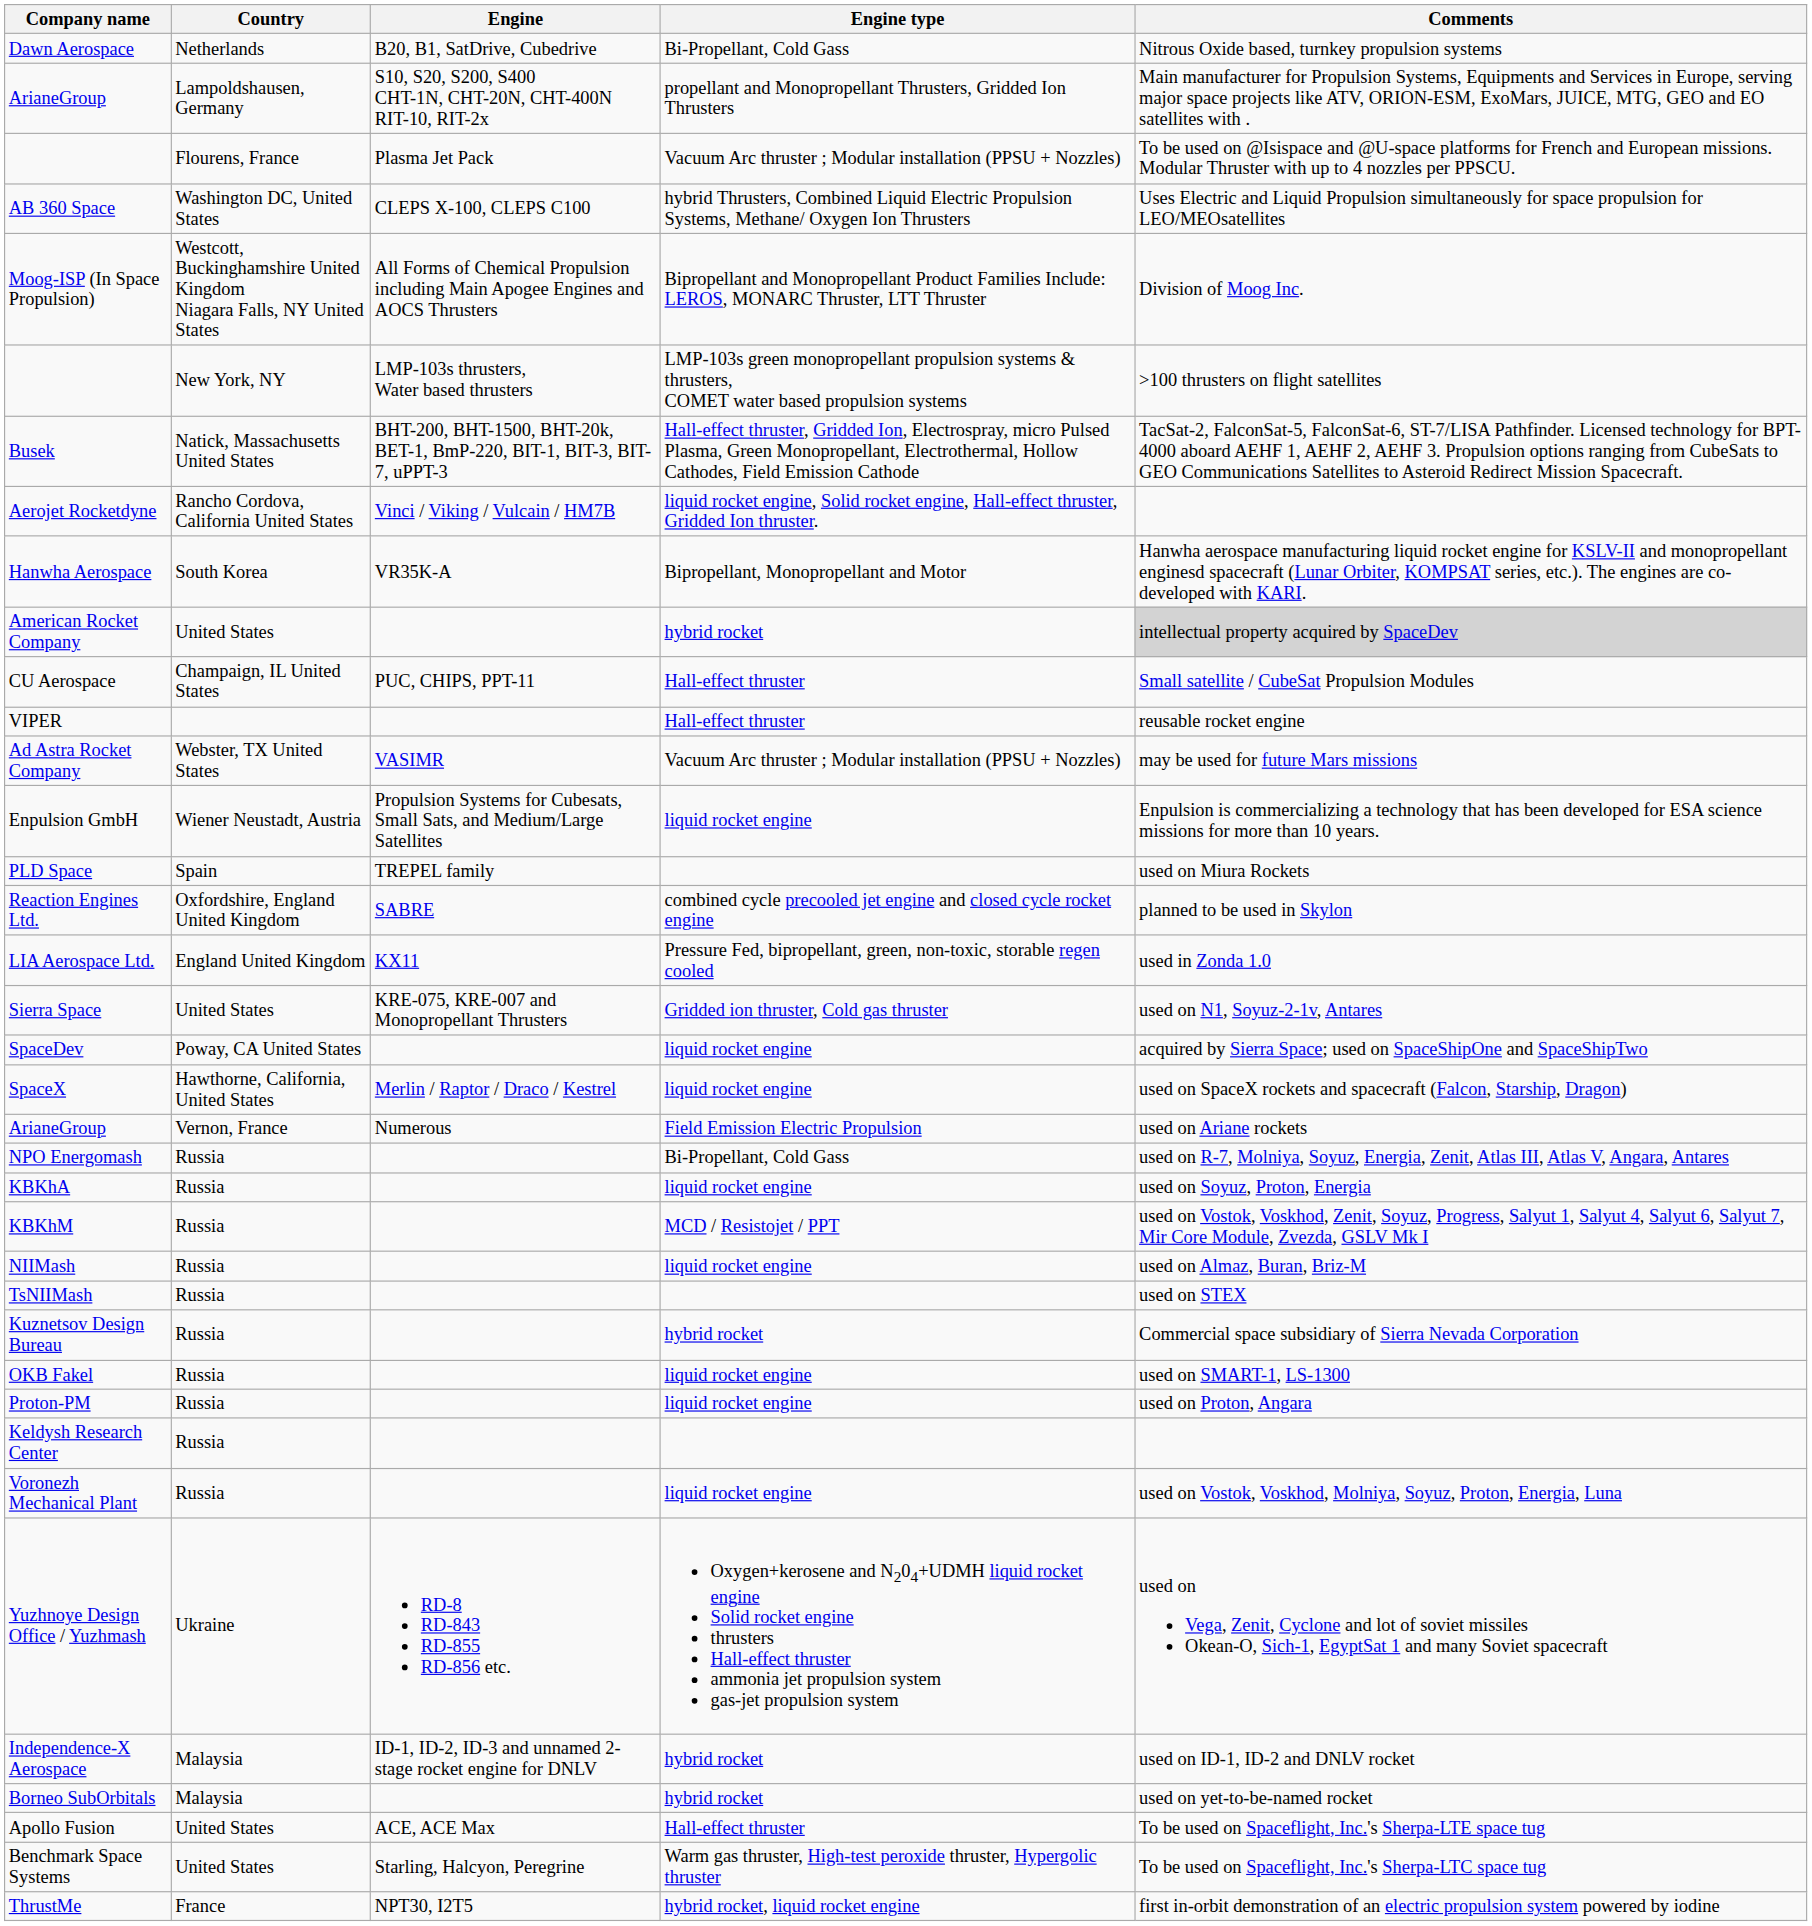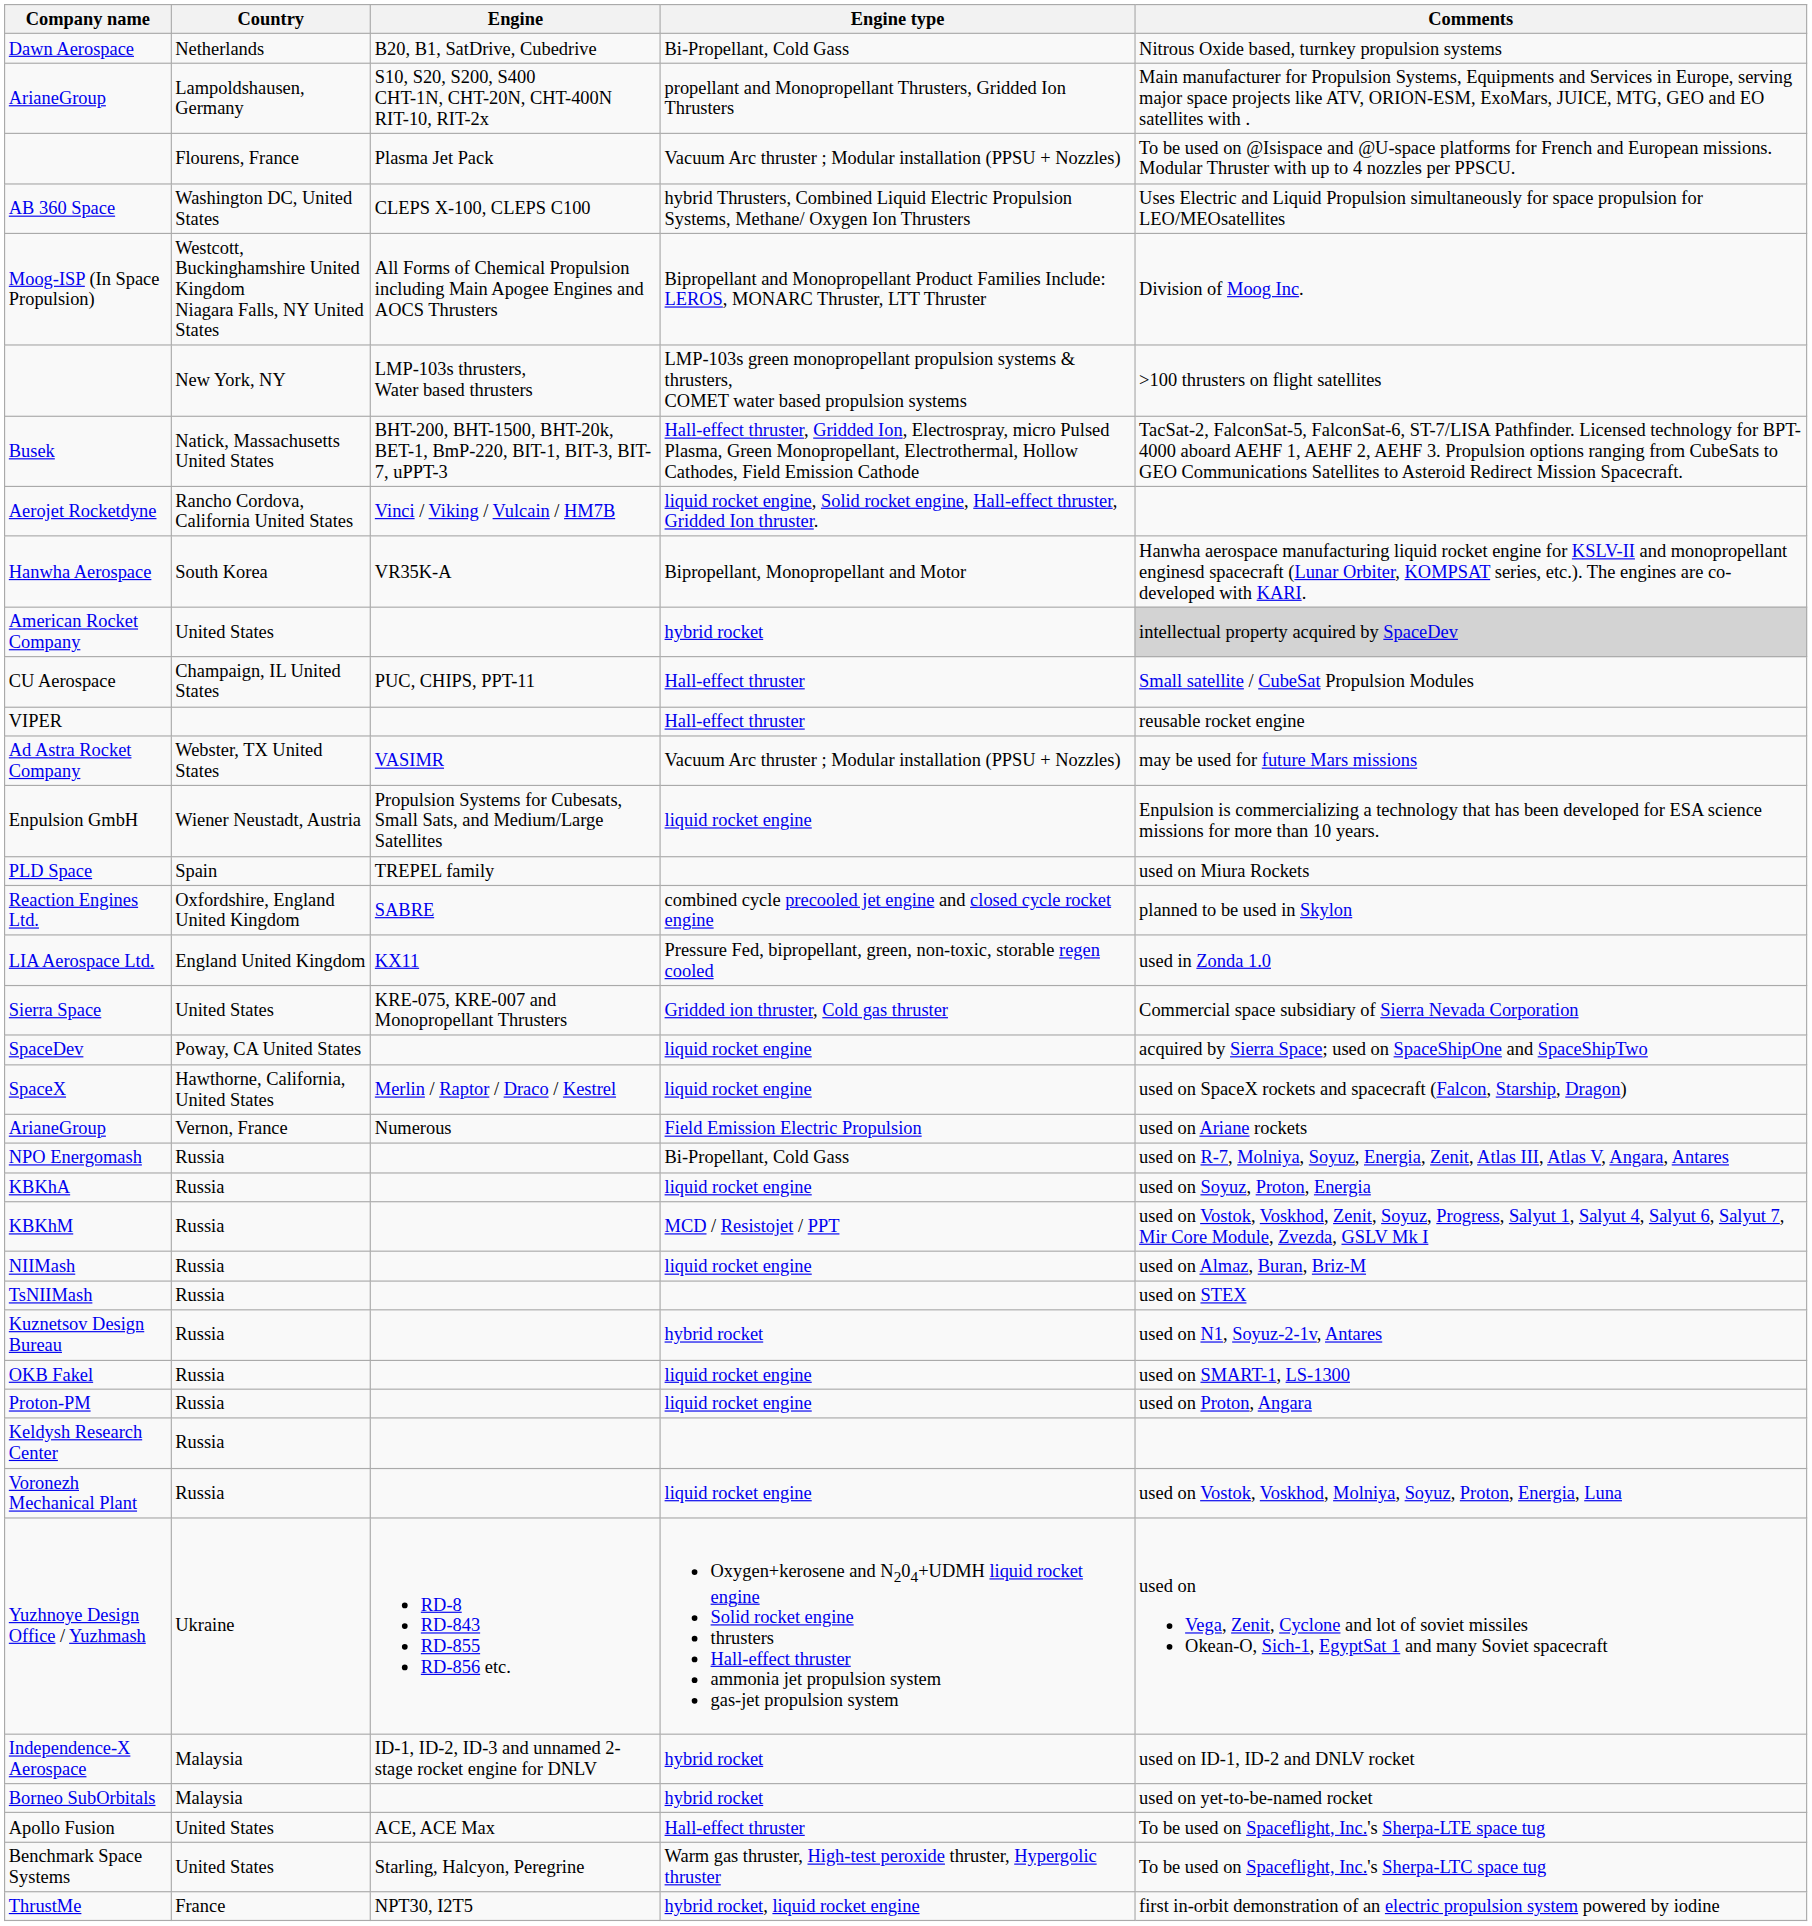(1261, 1010) used on N1, Soyuz-2-1v, Antares -> (1359, 1010) Commercial space subsidiary of Sierra Nevada Corporation
(1359, 1334) Commercial space subsidiary of Sierra Nevada Corporation -> (1261, 1334) used on N1, Soyuz-2-1v, Antares
